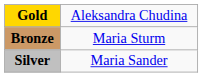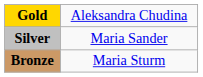rows swapped: (32, 60) <-> (32, 38)
